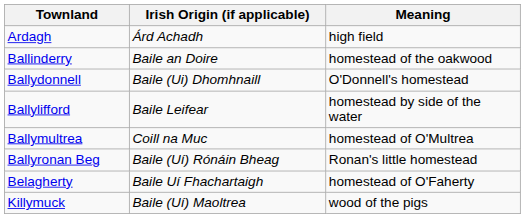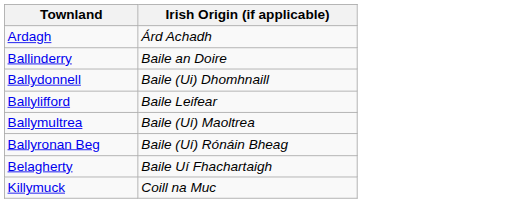- column: (423, 15)
(170, 138) Coill na Muc -> (198, 123) Baile (Uí) Maoltrea
(189, 203) Baile (Uí) Maoltrea -> (179, 187) Coill na Muc
